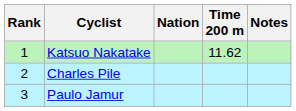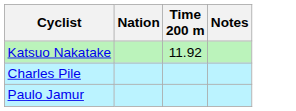- column: (24, 22)
(225, 52) 11.62 -> (185, 52) 11.92
